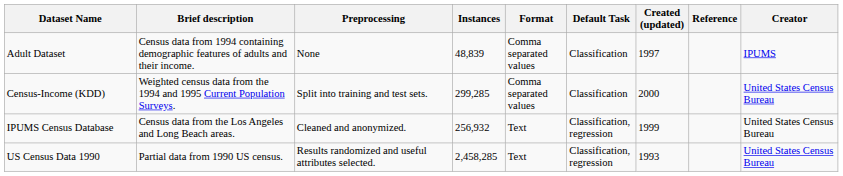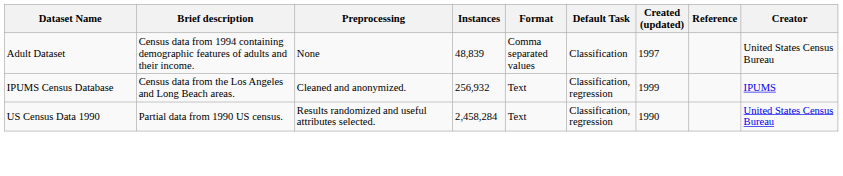(760, 53) IPUMS -> (788, 53) United States Census Bureau
- row: (56, 93)
(788, 128) United States Census Bureau -> (760, 87) IPUMS
(476, 157) 2,458,285 -> (476, 116) 2,458,284
(649, 157) 1993 -> (649, 116) 1990
